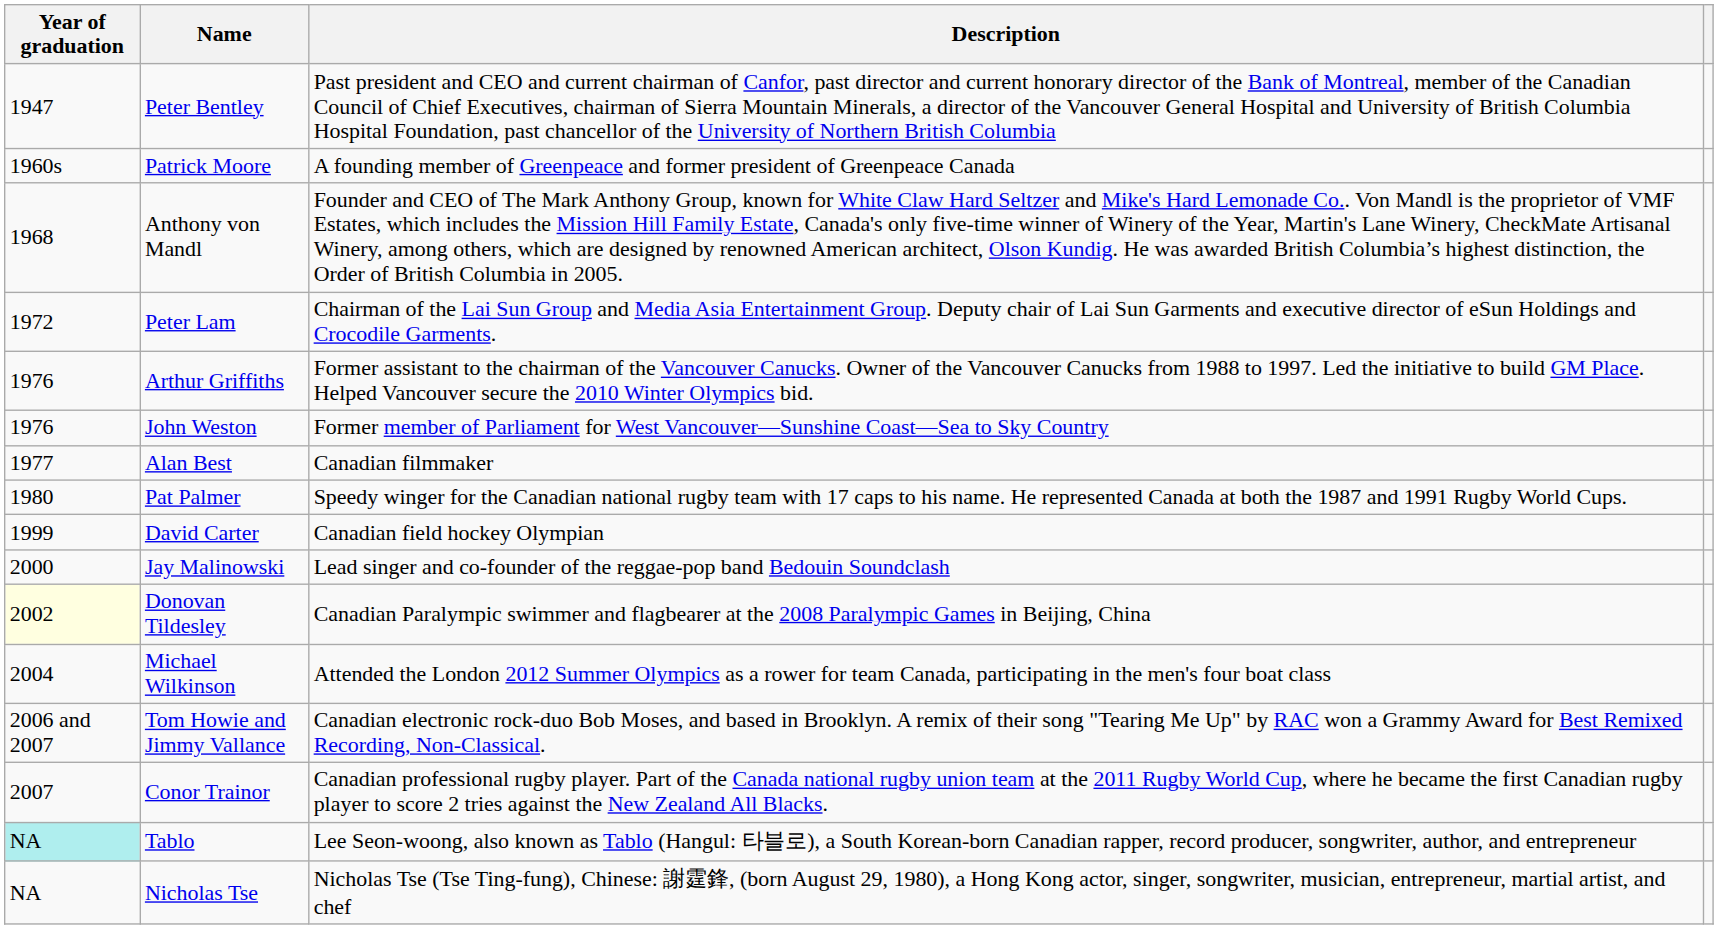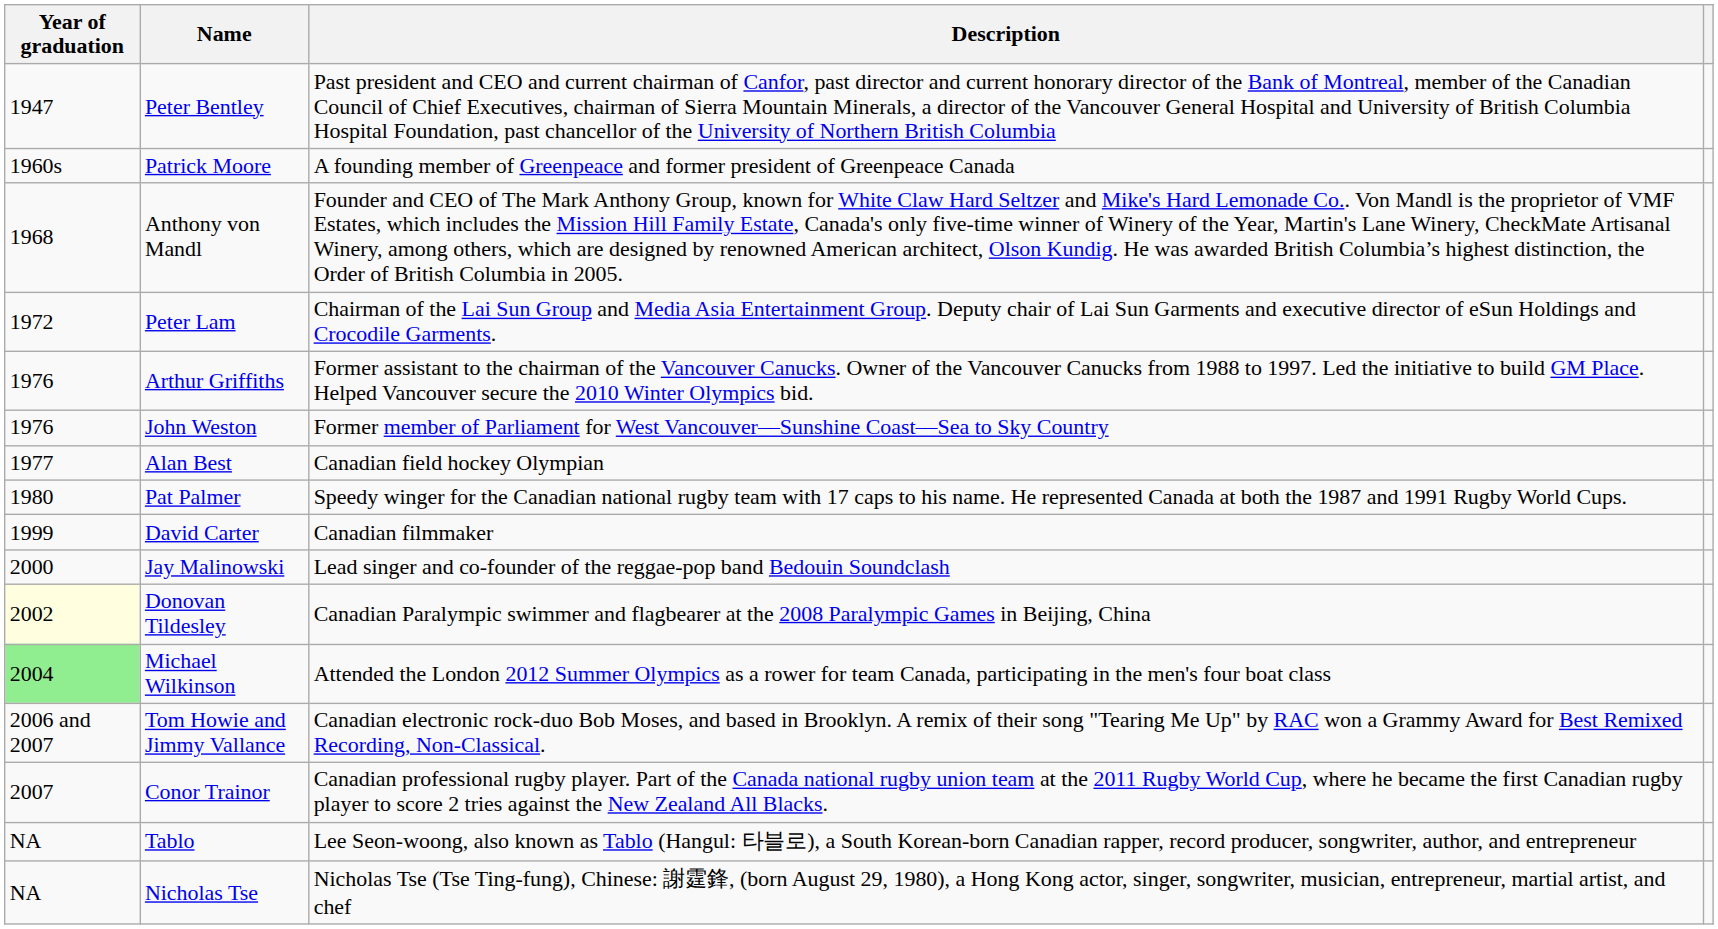(403, 462) Canadian filmmaker -> (459, 462) Canadian field hockey Olympian
(459, 532) Canadian field hockey Olympian -> (403, 532) Canadian filmmaker
(32, 673) no background -> (32, 673) lightgreen background
(26, 841) paleturquoise background -> (26, 841) no background
